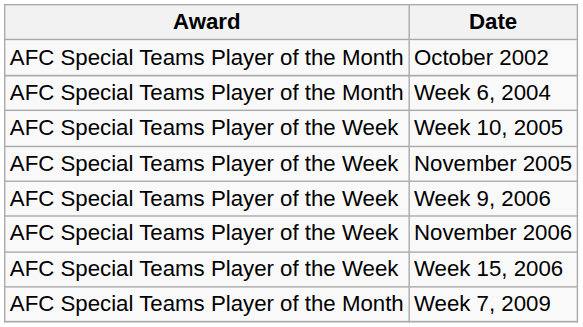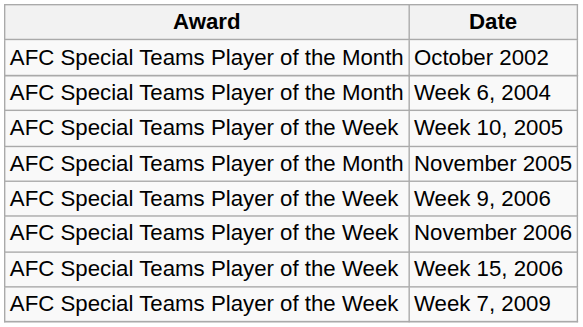(204, 163) AFC Special Teams Player of the Week -> (207, 163) AFC Special Teams Player of the Month
(207, 304) AFC Special Teams Player of the Month -> (204, 304) AFC Special Teams Player of the Week
